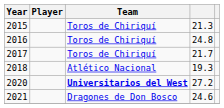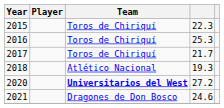(202, 26) 21.3 -> (202, 26) 22.3
(202, 40) 24.8 -> (202, 40) 25.3
